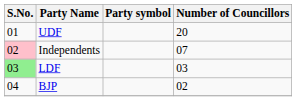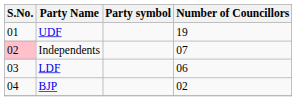(182, 31) 20 -> (182, 31) 19
(13, 68) lightgreen background -> (13, 68) no background
(182, 68) 03 -> (182, 68) 06
